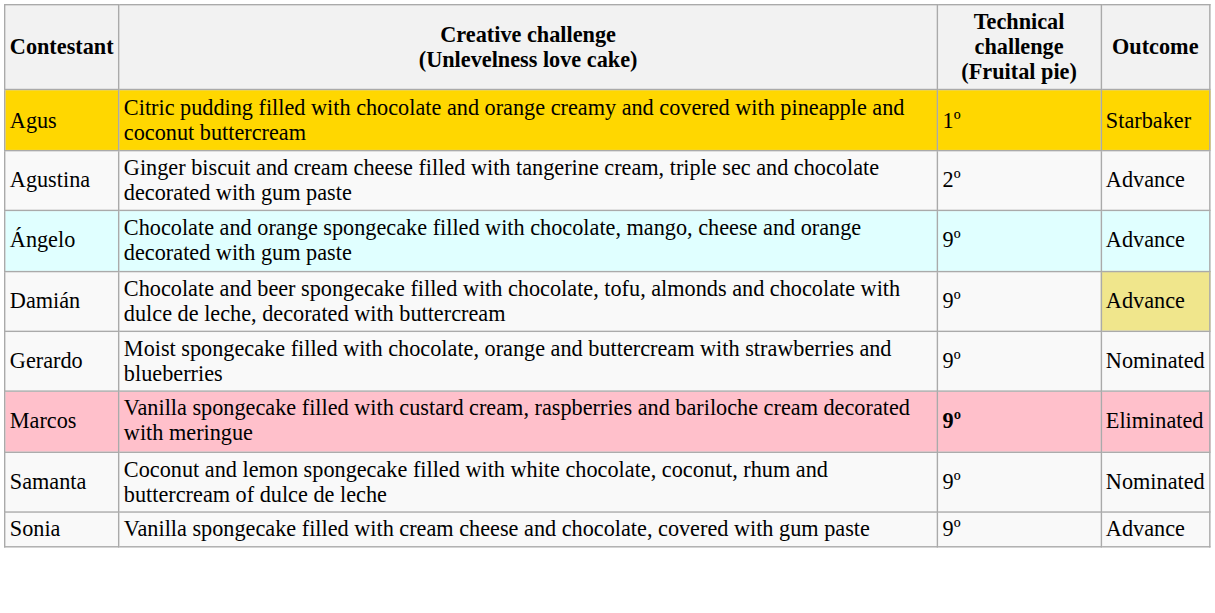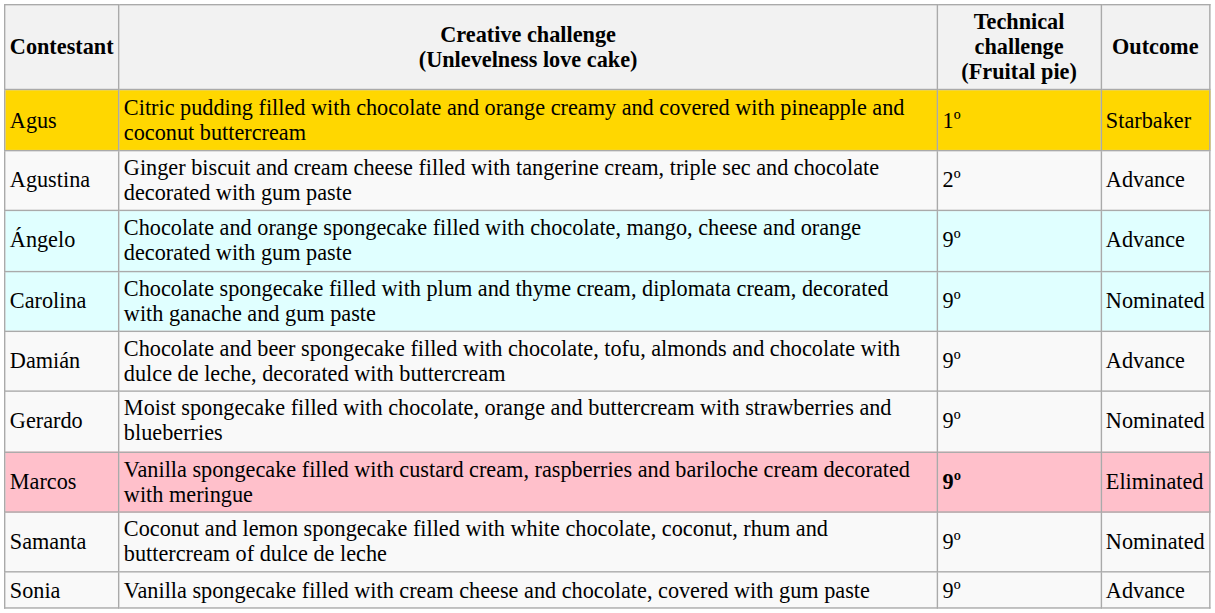+ row: (48, 300)
(1145, 300) khaki background -> (1145, 361) no background
